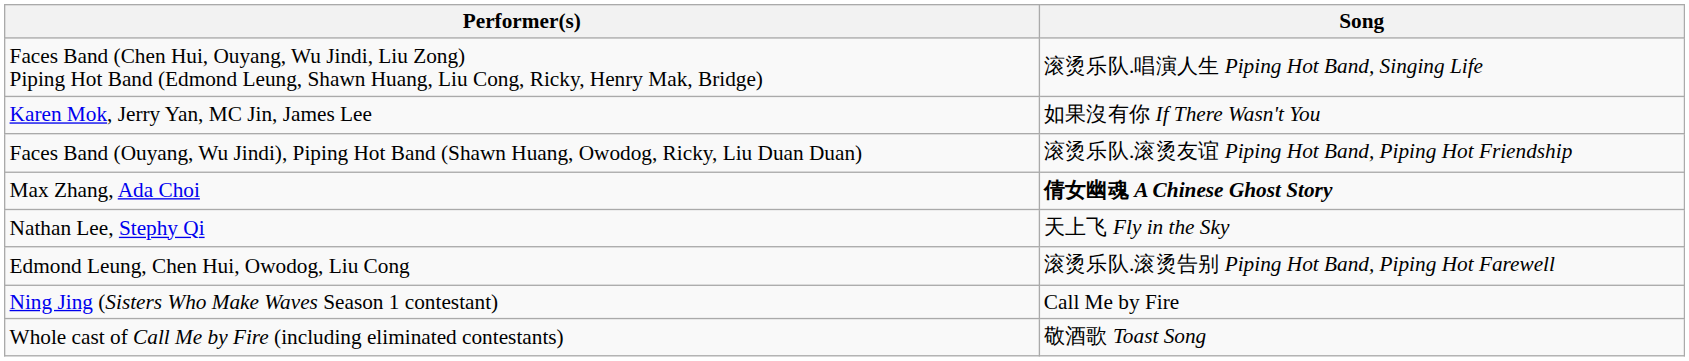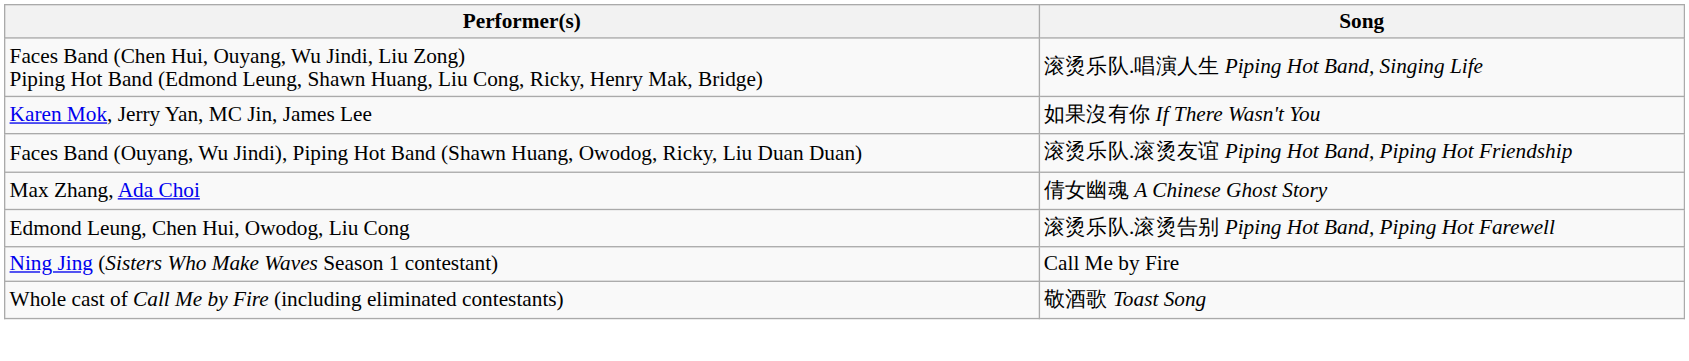(1188, 189) bold -> (1185, 189) normal
- row: (107, 228)
